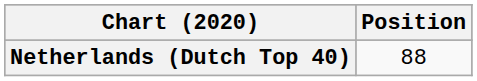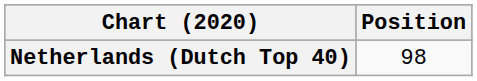(414, 58) 88 -> (414, 58) 98
